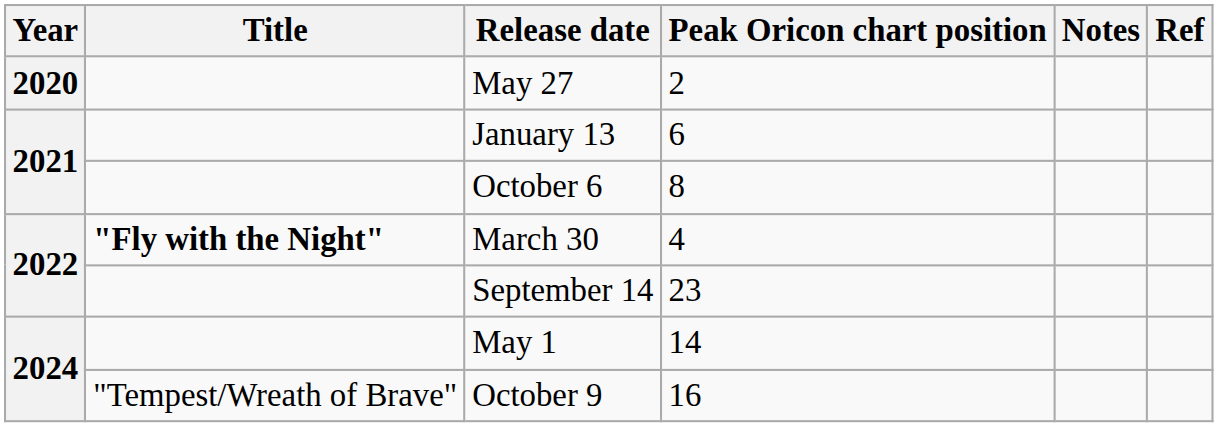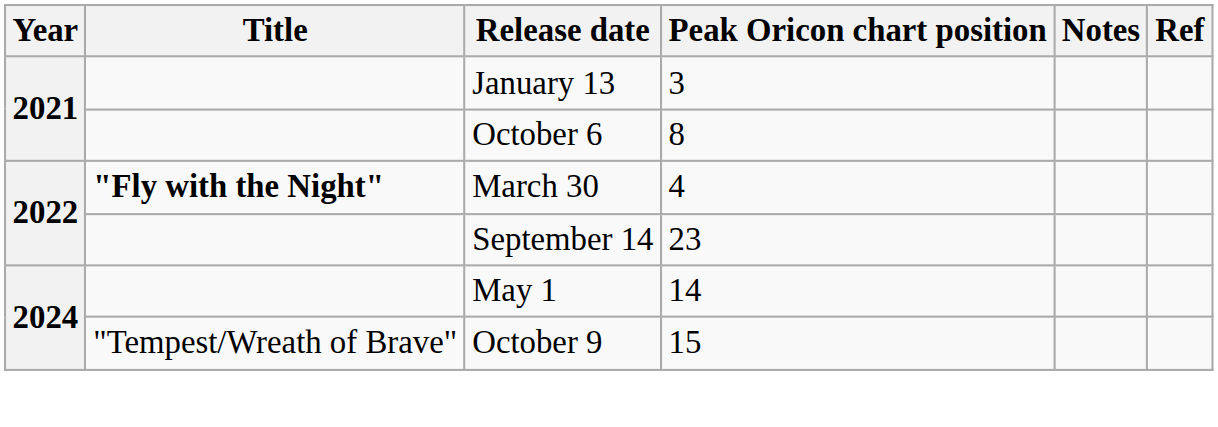- row: (523, 82)
(677, 134) 6 -> (677, 82) 3
(685, 394) 16 -> (685, 342) 15
